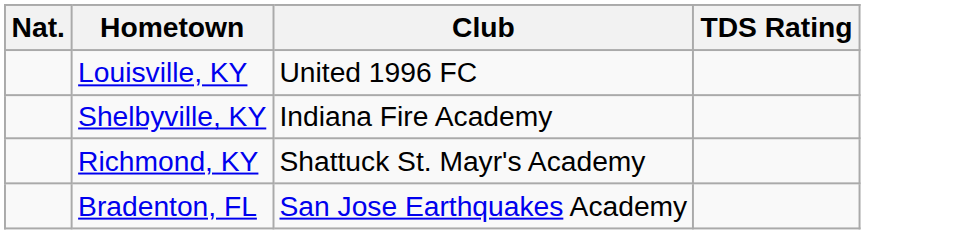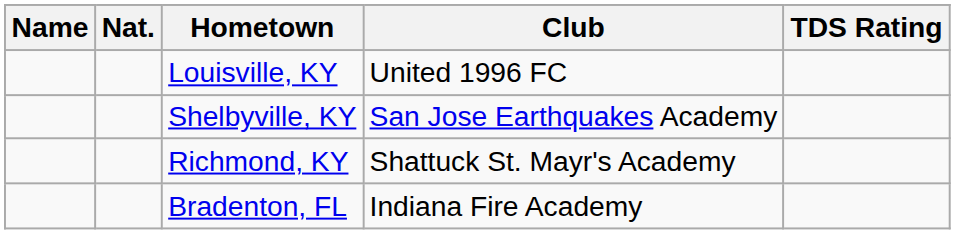+ column: (50, 28)
(416, 117) Indiana Fire Academy -> (573, 117) San Jose Earthquakes Academy
(483, 206) San Jose Earthquakes Academy -> (506, 206) Indiana Fire Academy
